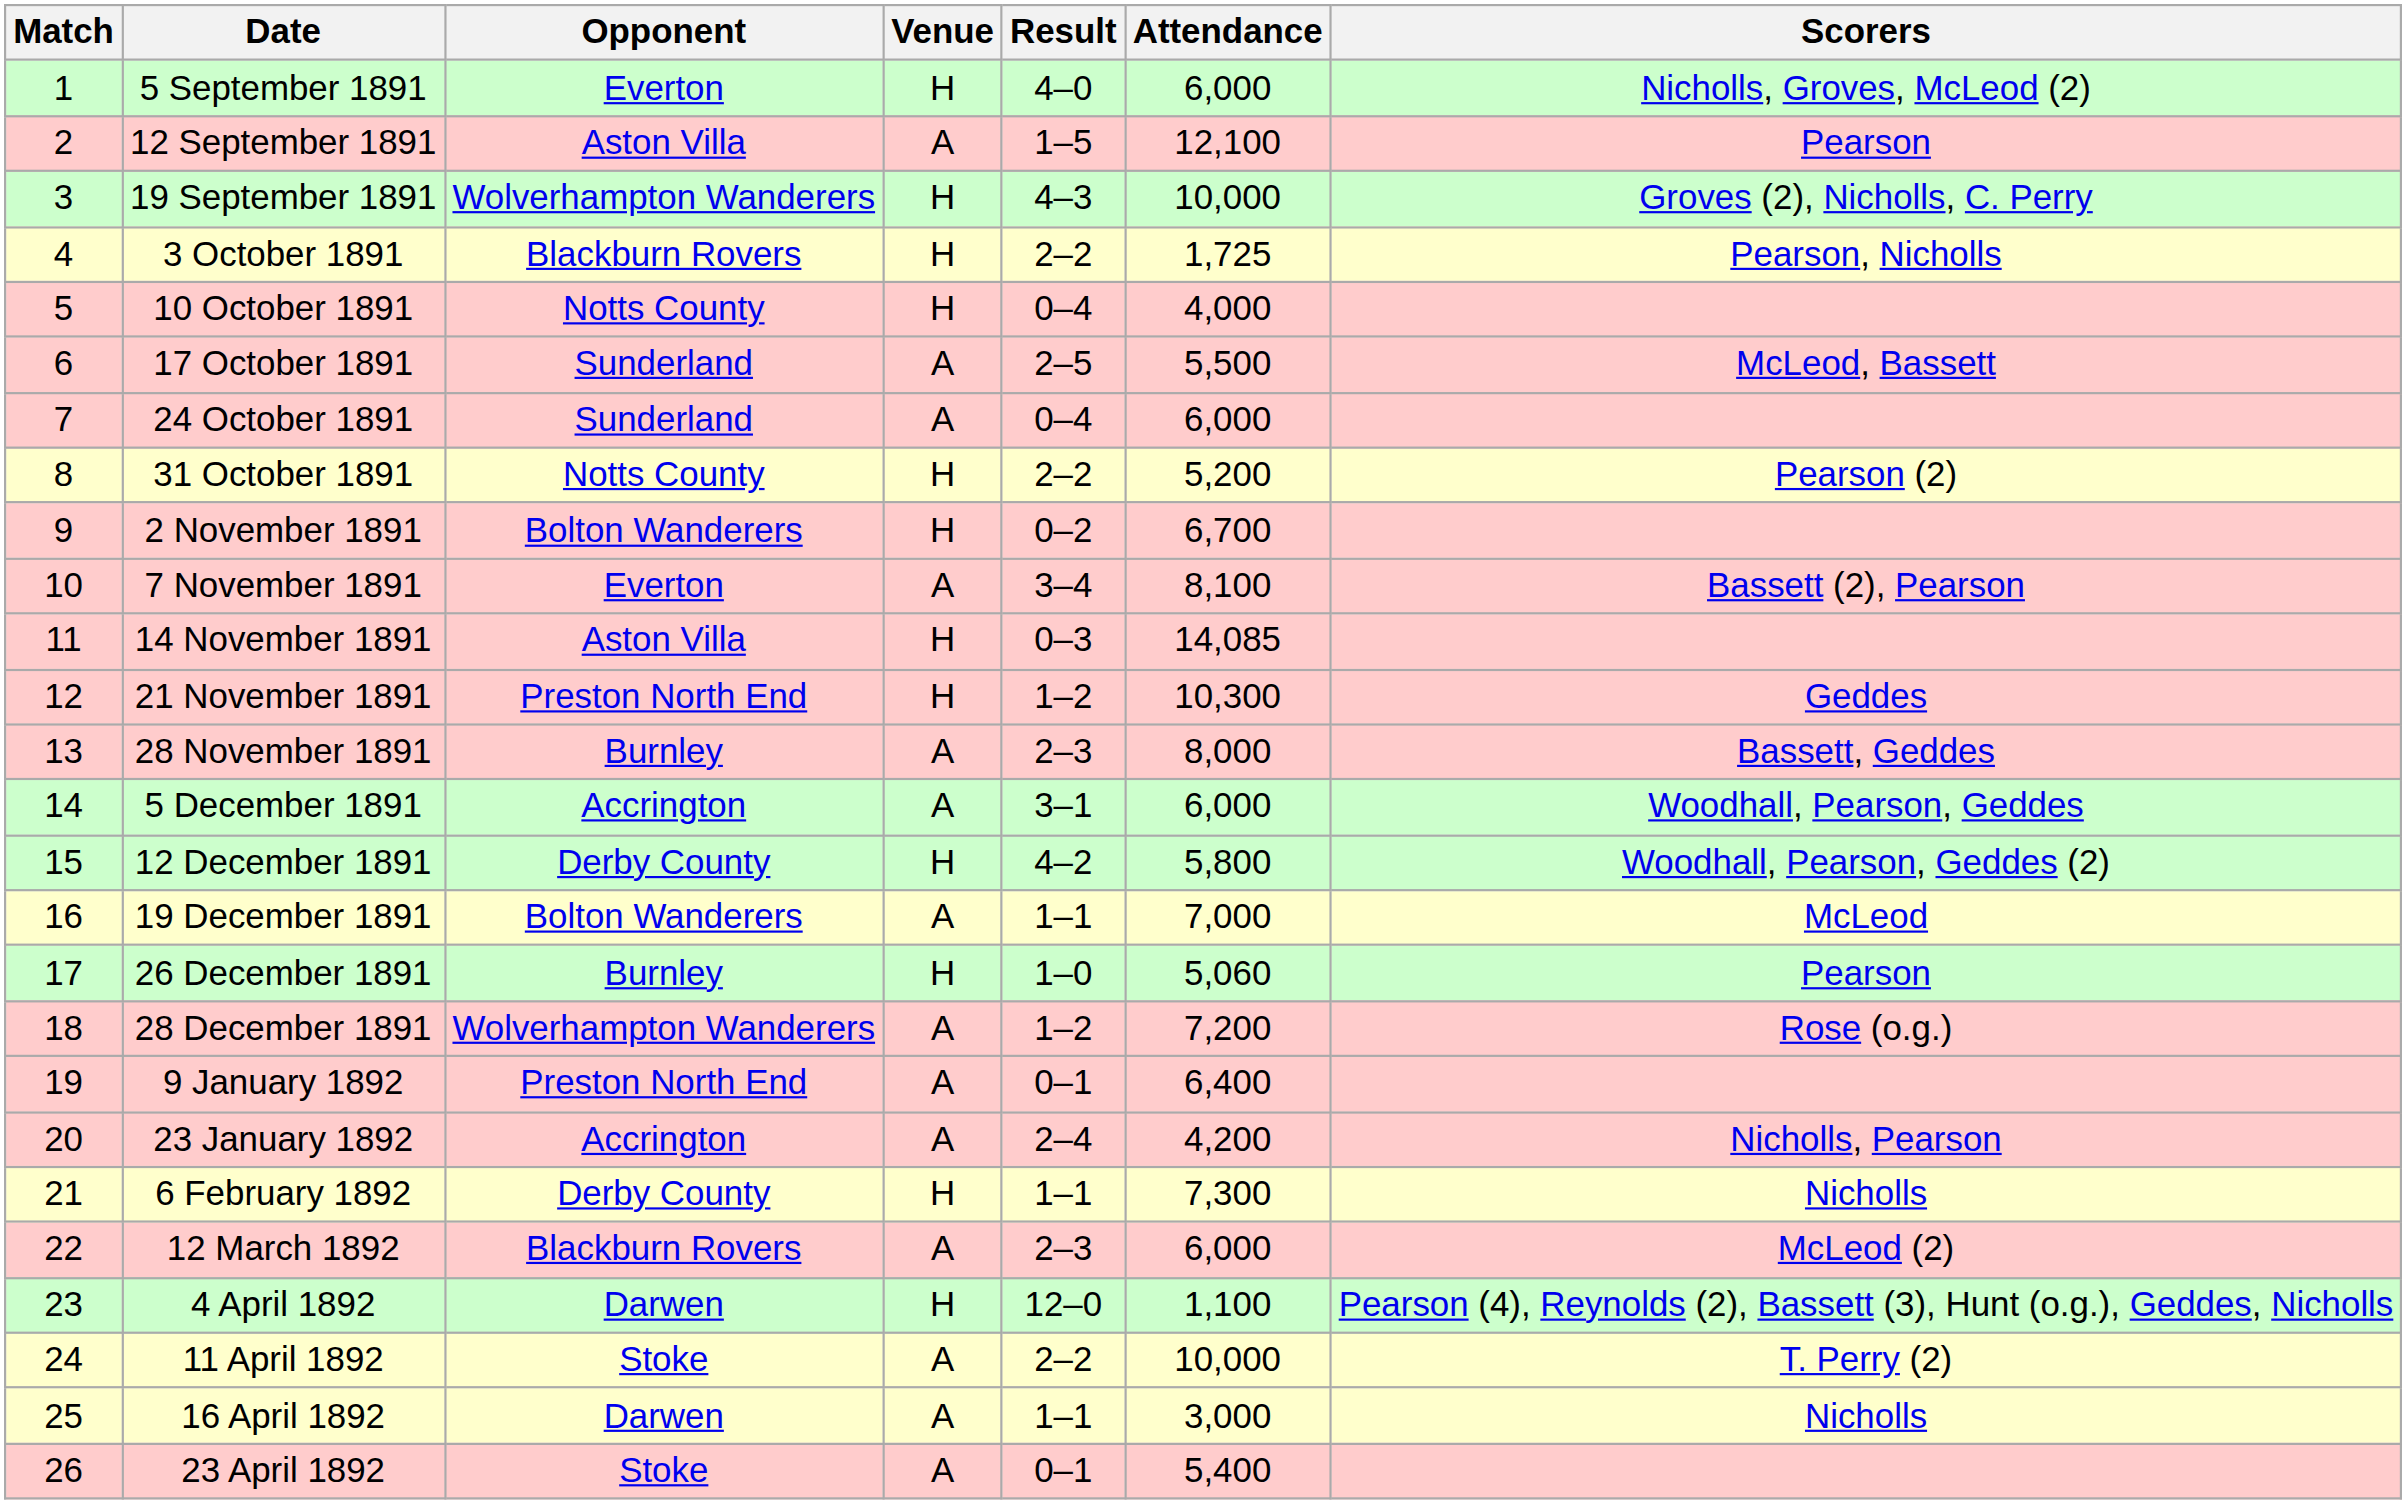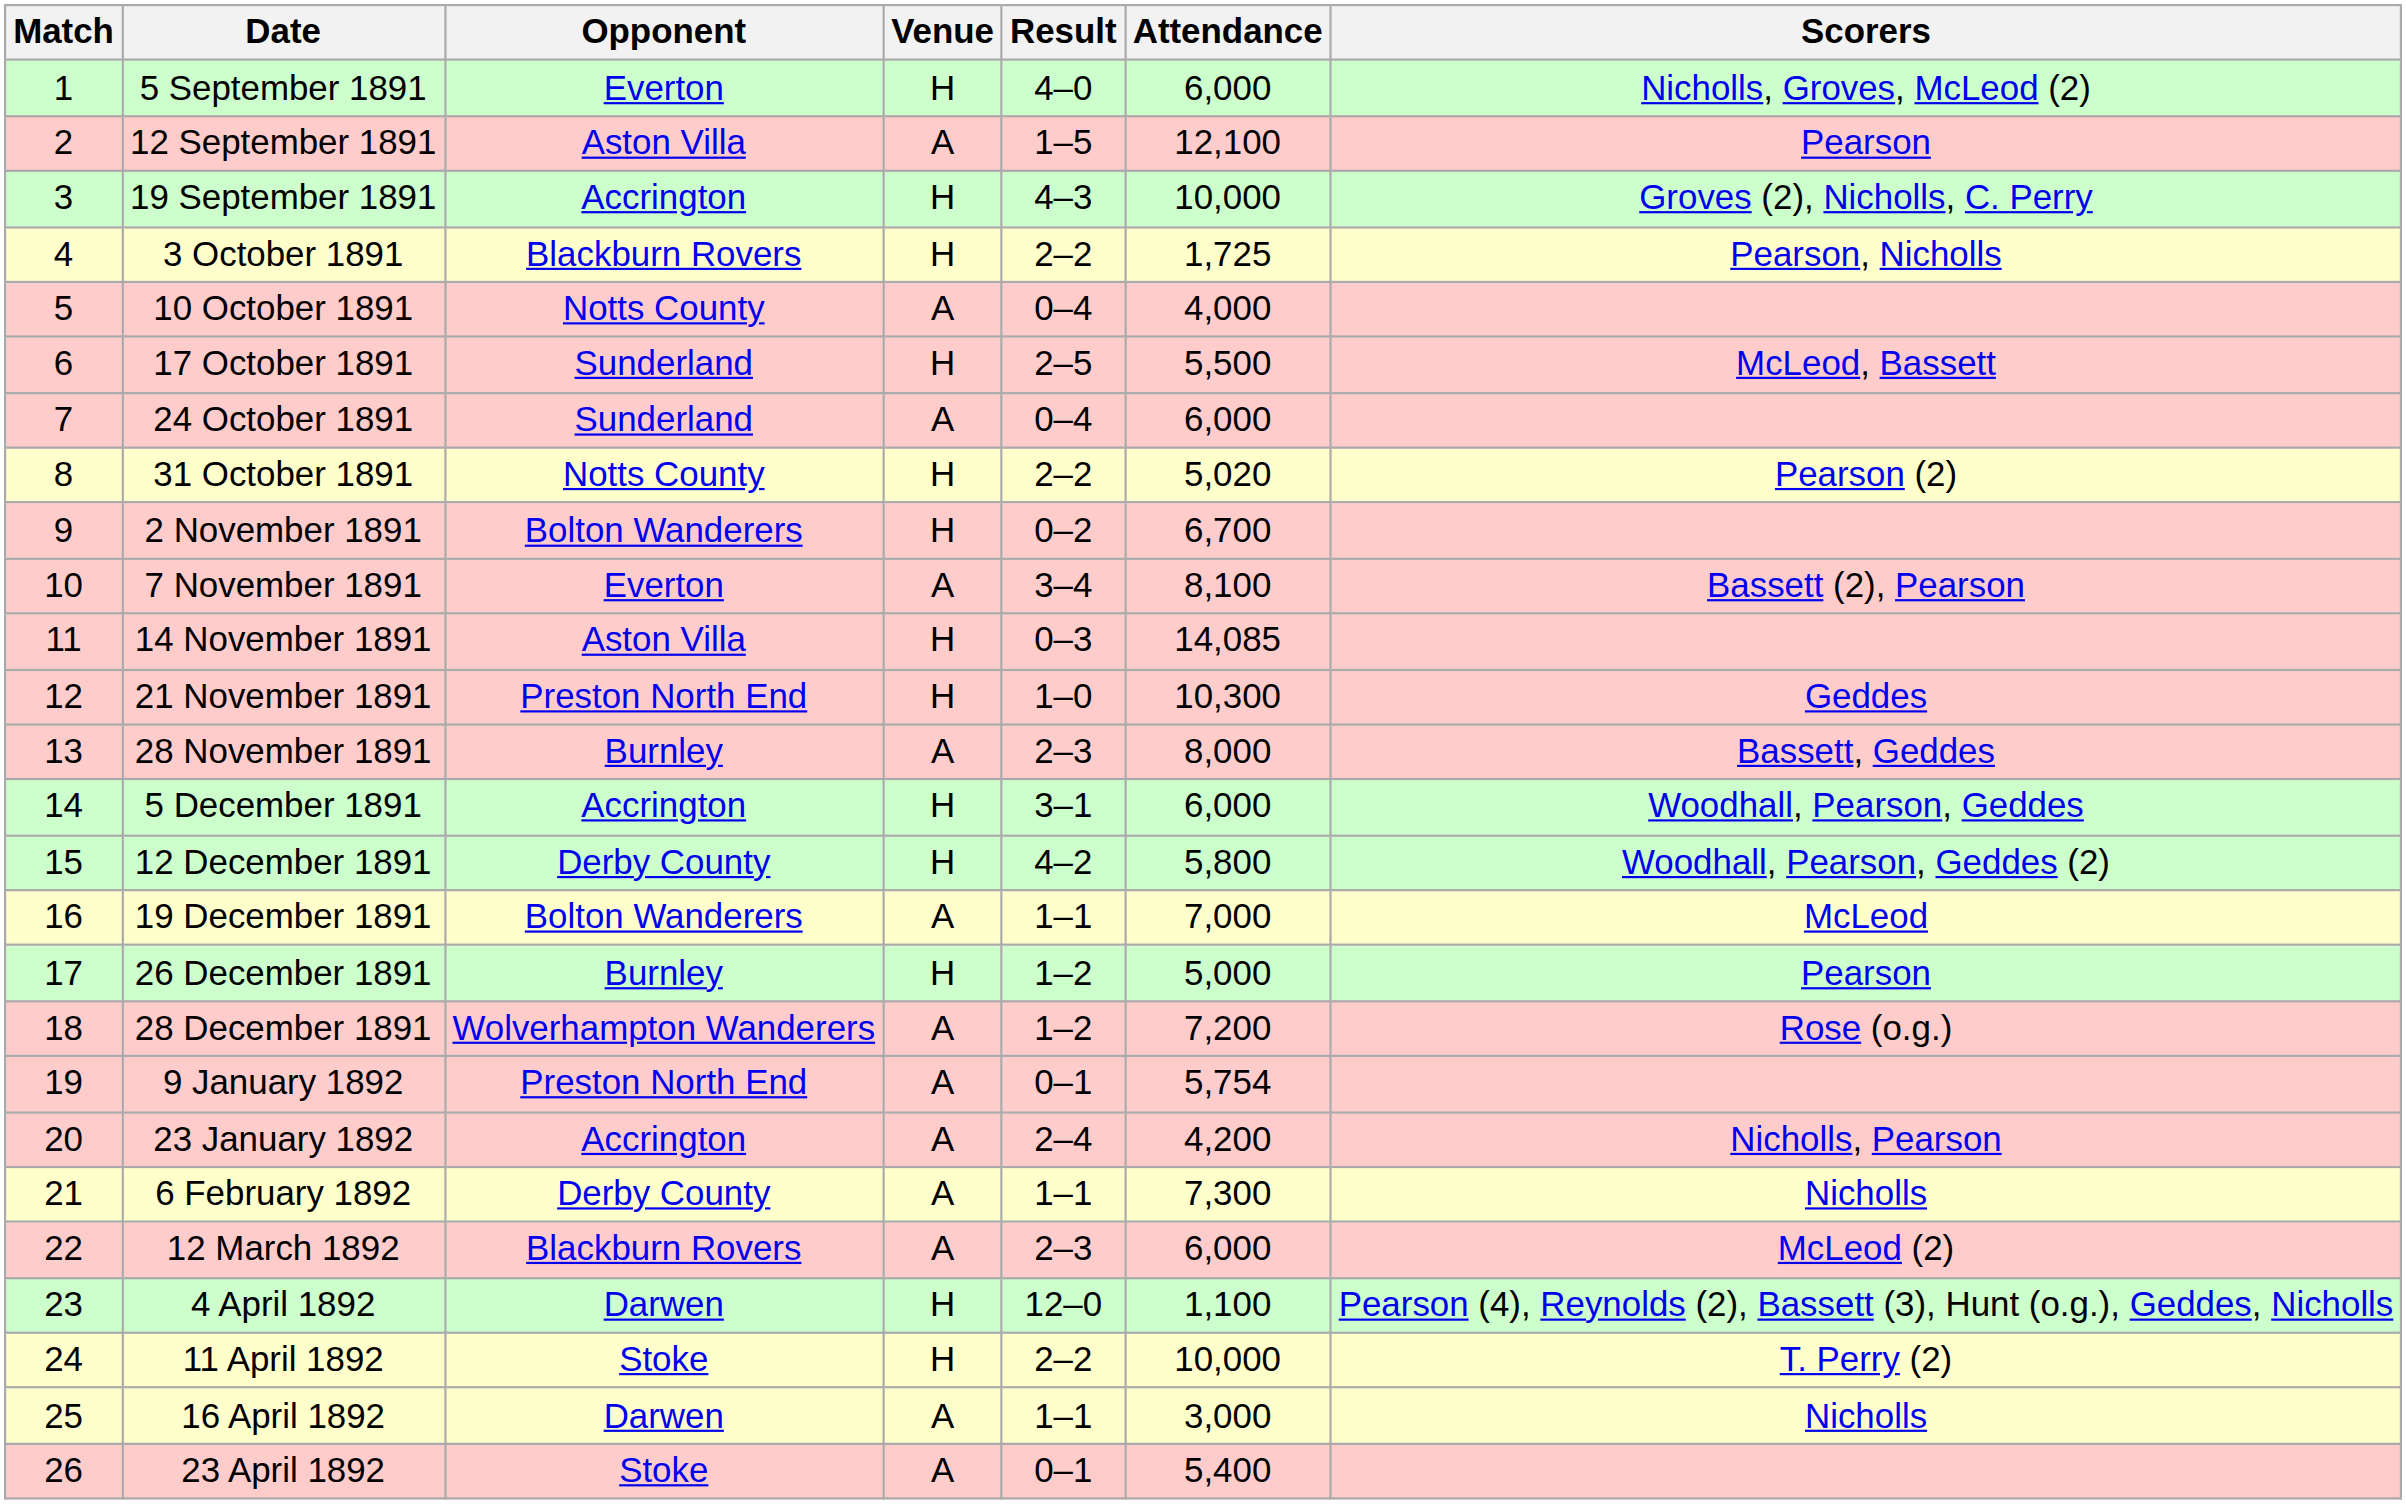(664, 198) Wolverhampton Wanderers -> (664, 198) Accrington
(943, 308) H -> (943, 308) A
(943, 364) A -> (943, 364) H
(1228, 474) 5,200 -> (1228, 474) 5,020
(1063, 695) 1–2 -> (1063, 695) 1–0
(943, 806) A -> (943, 806) H
(1063, 972) 1–0 -> (1063, 972) 1–2
(1228, 972) 5,060 -> (1228, 972) 5,000
(1228, 1083) 6,400 -> (1228, 1083) 5,754
(943, 1193) H -> (943, 1193) A
(943, 1359) A -> (943, 1359) H
